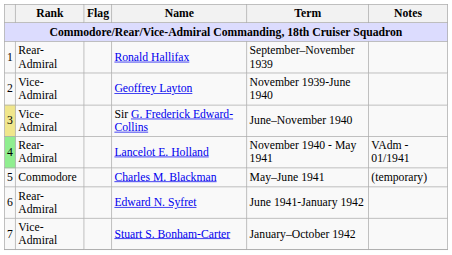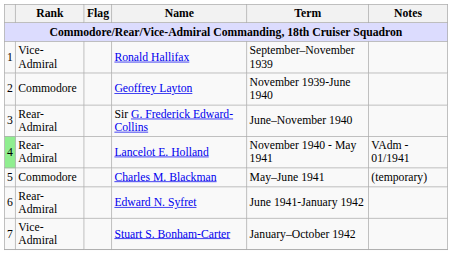(38, 57) Rear-Admiral -> (38, 57) Vice-Admiral
(38, 89) Vice-Admiral -> (47, 89) Commodore
(10, 120) khaki background -> (10, 120) no background
(38, 120) Vice-Admiral -> (38, 120) Rear-Admiral
